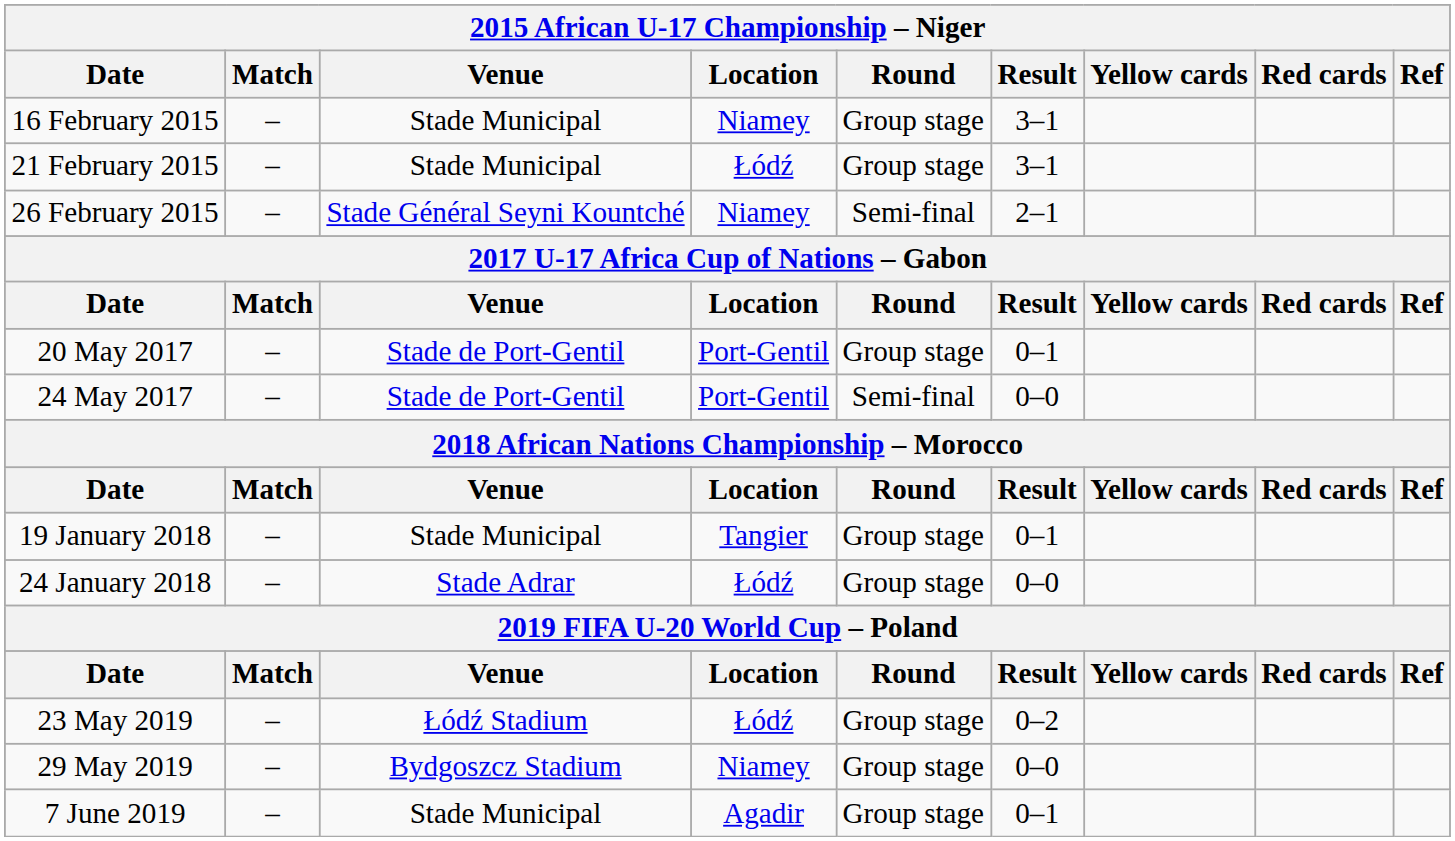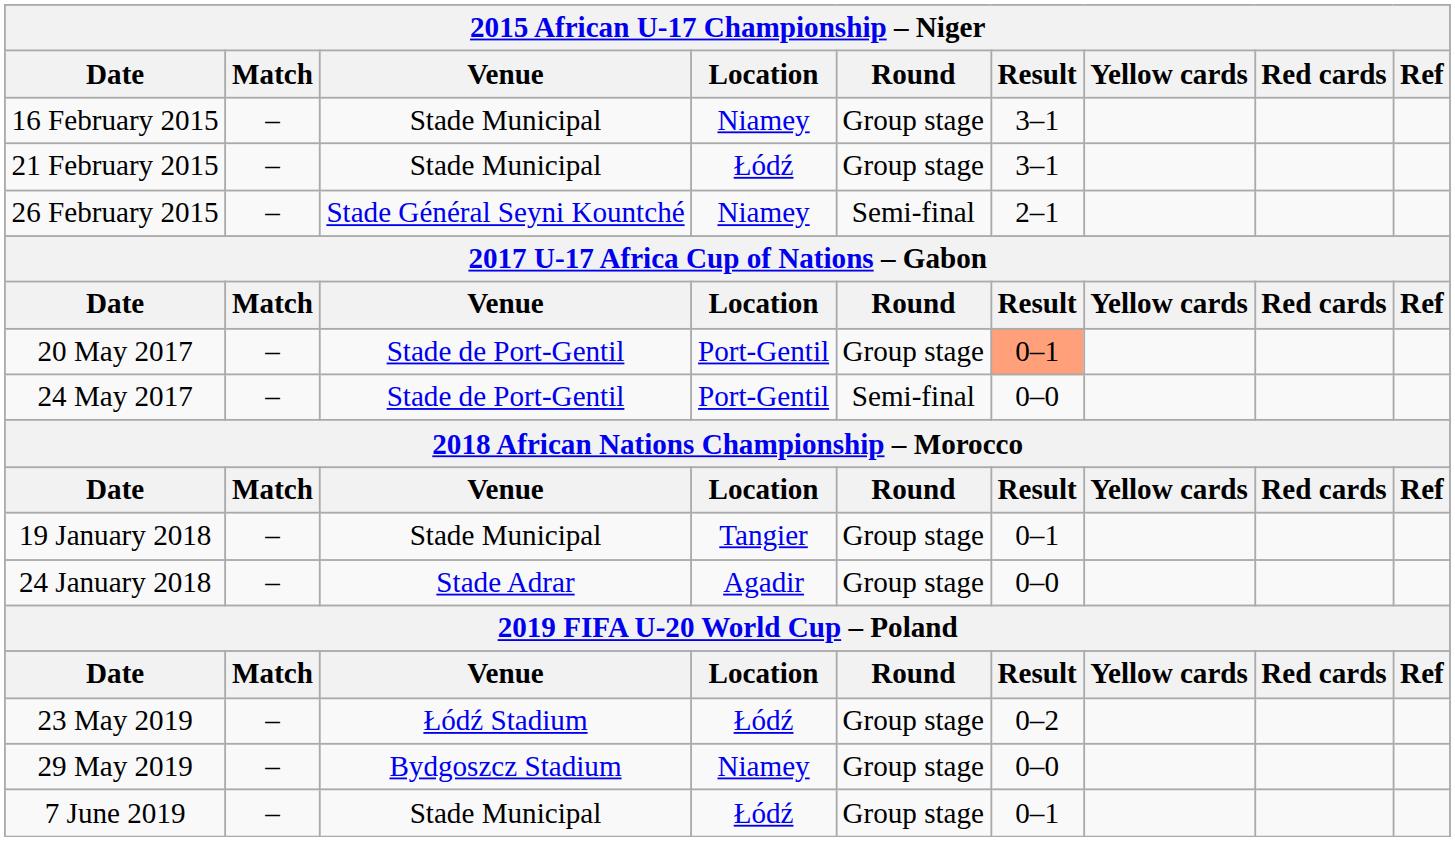(1037, 350) no background -> (1037, 350) lightsalmon background
(764, 581) Łódź -> (764, 581) Agadir
(764, 812) Agadir -> (764, 812) Łódź
